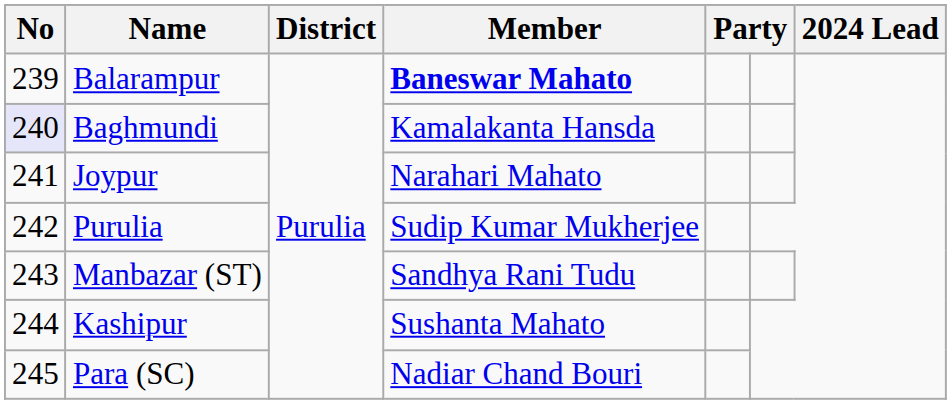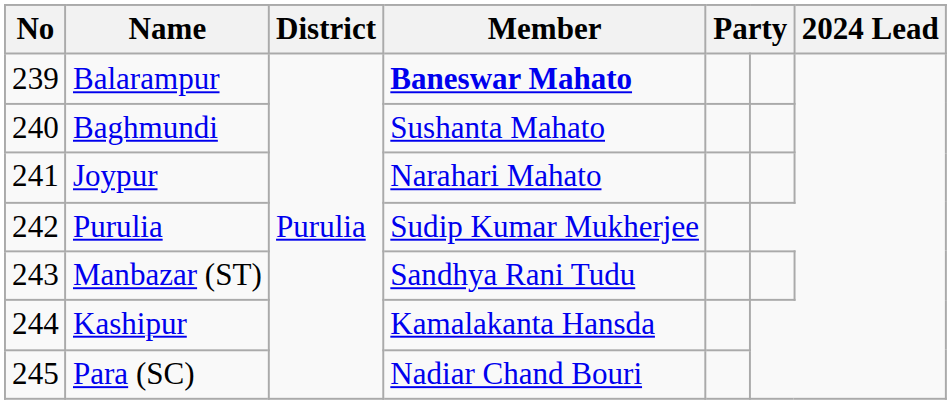(35, 127) lavender background -> (35, 127) no background
(523, 127) Kamalakanta Hansda -> (498, 127) Sushanta Mahato
(498, 324) Sushanta Mahato -> (523, 324) Kamalakanta Hansda
